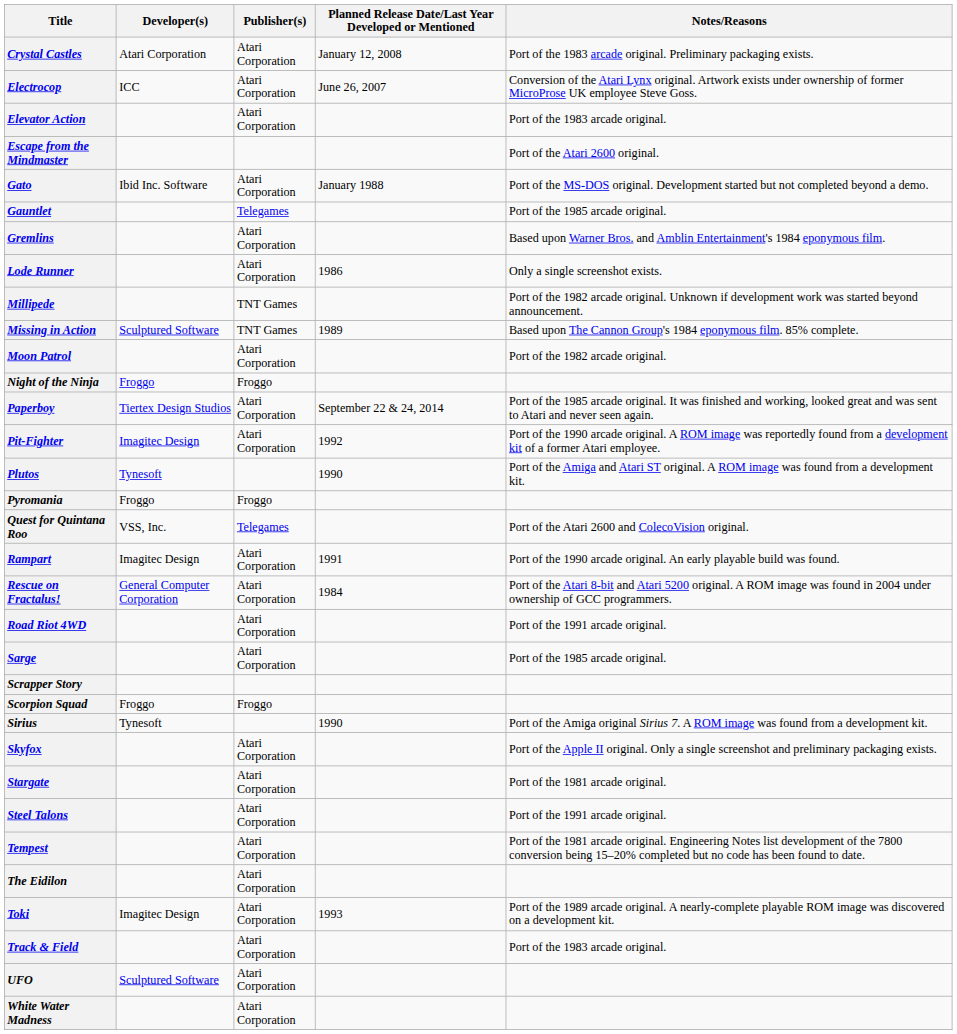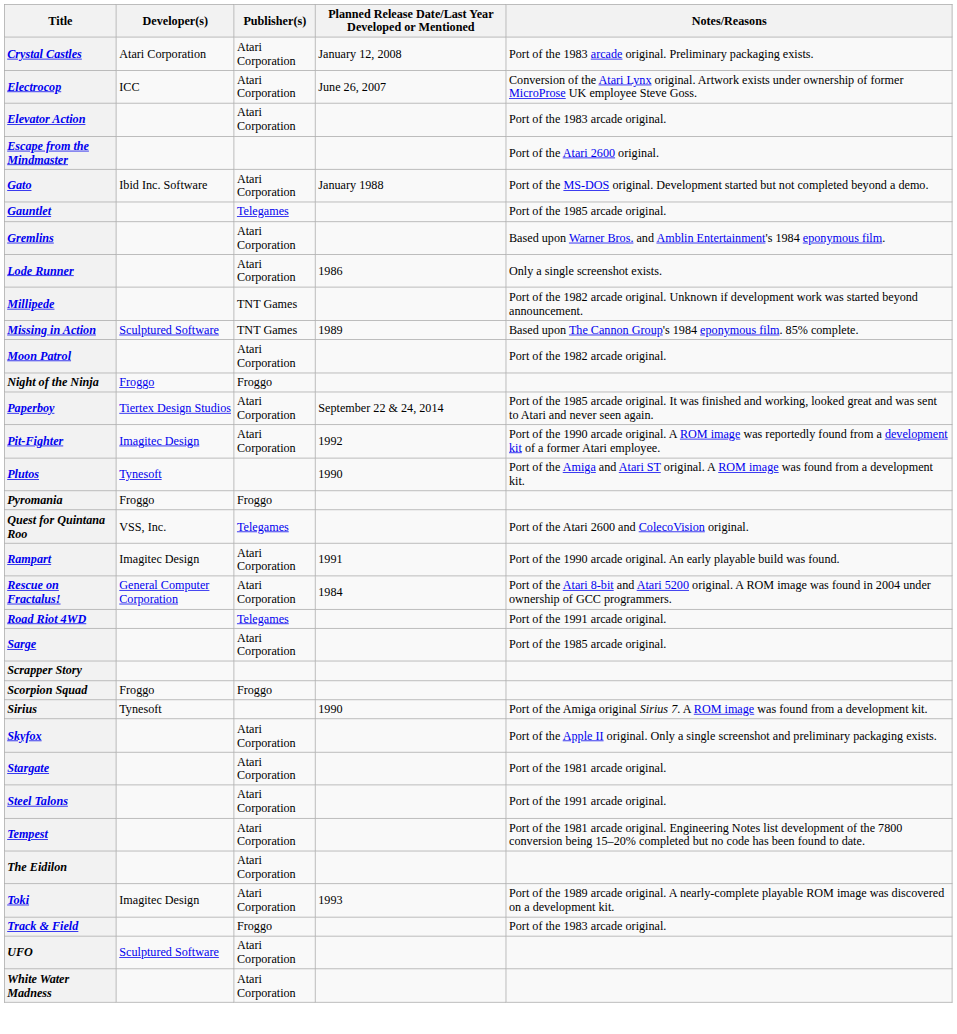(266, 625) Atari Corporation -> (263, 618) Telegames
(266, 947) Atari Corporation -> (255, 926) Froggo
